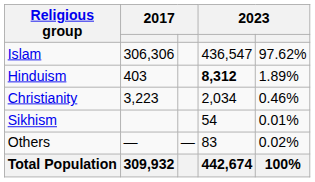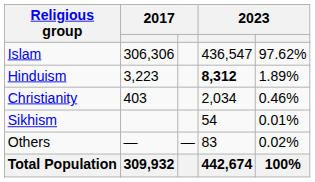(135, 76) 403 -> (141, 76) 3,223
(141, 98) 3,223 -> (135, 98) 403
